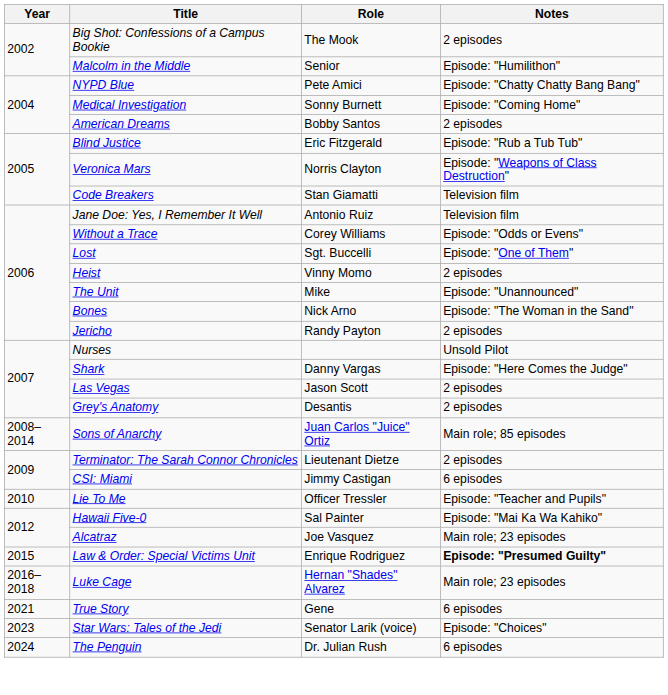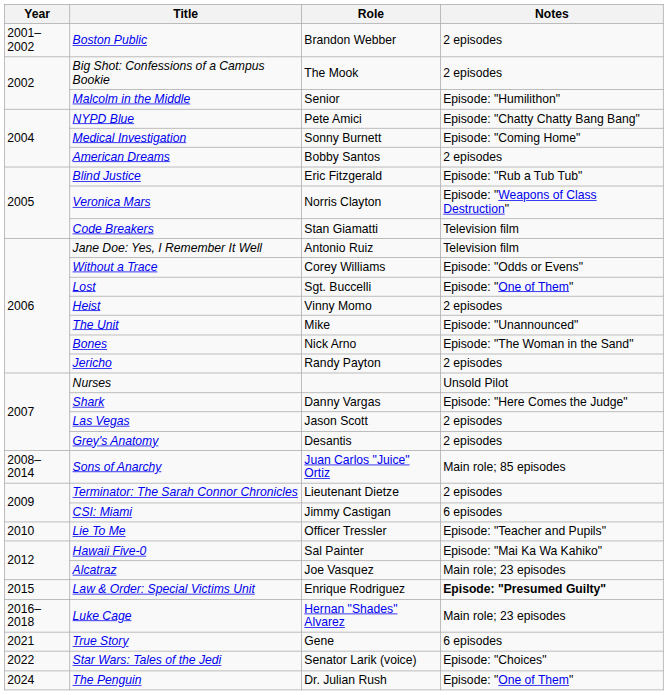+ row: (110, 40)
(21, 628) 2023 -> (21, 661) 2022
(473, 647) 6 episodes -> (508, 680) Episode: "One of Them"
